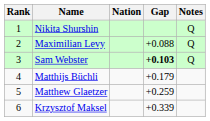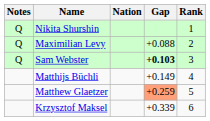columns swapped: (18, 12) <-> (191, 12)
(160, 76) +0.179 -> (160, 76) +0.149
(160, 92) no background -> (160, 92) lightsalmon background
